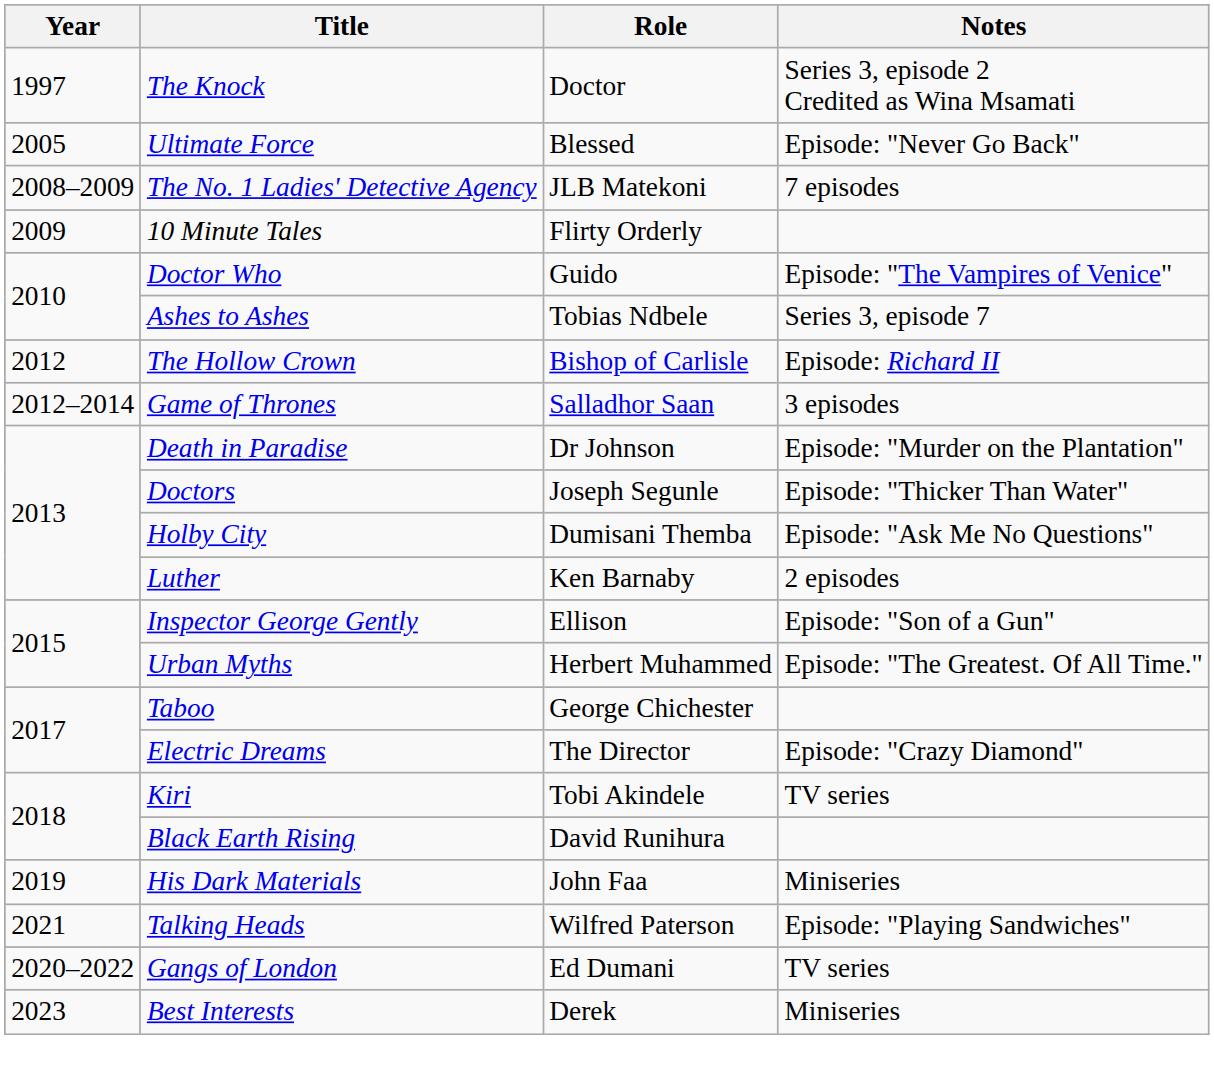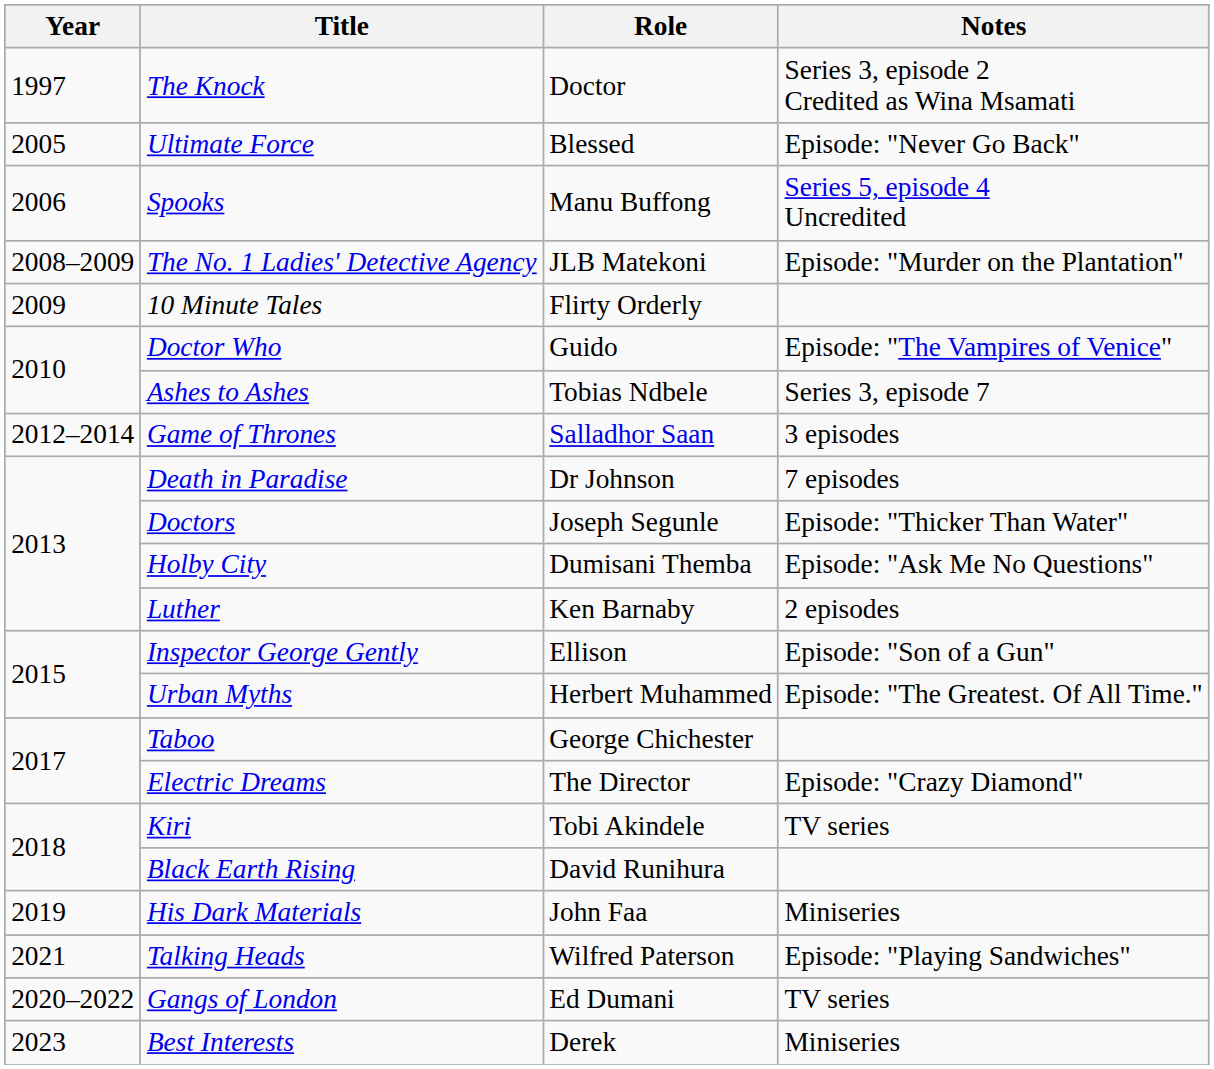+ row: (186, 202)
(842, 187) 7 episodes -> (984, 261) Episode: "Murder on the Plantation"
- row: (251, 360)
(984, 447) Episode: "Murder on the Plantation" -> (842, 478) 7 episodes
